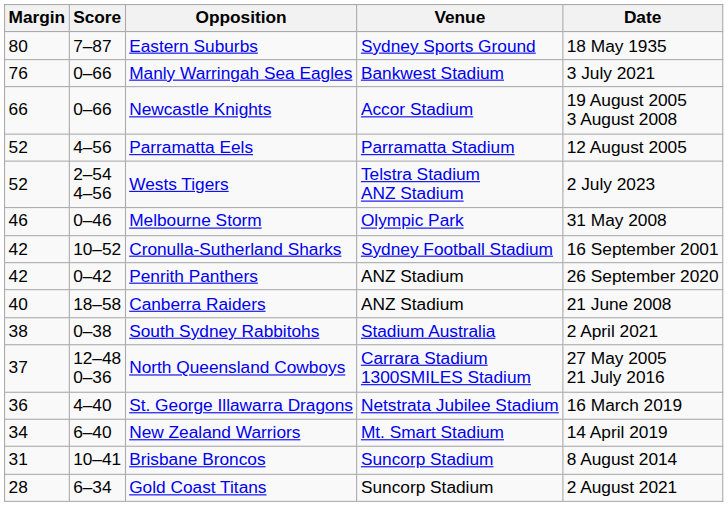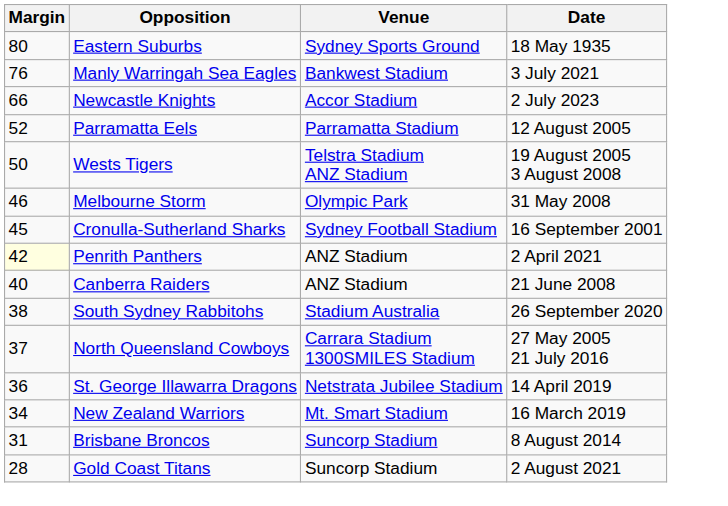- column: (97, 18)
(627, 110) 19 August 2005 3 August 2008 -> (555, 100) 2 July 2023
(18, 184) 52 -> (18, 164) 50
(611, 184) 2 July 2023 -> (571, 164) 19 August 2005 3 August 2008
(18, 248) 42 -> (18, 229) 45
(18, 276) no background -> (18, 256) lightyellow background
(643, 276) 26 September 2020 -> (556, 256) 2 April 2021
(612, 331) 2 April 2021 -> (587, 311) 26 September 2020
(624, 405) 16 March 2019 -> (561, 385) 14 April 2019
(617, 432) 14 April 2019 -> (568, 413) 16 March 2019
